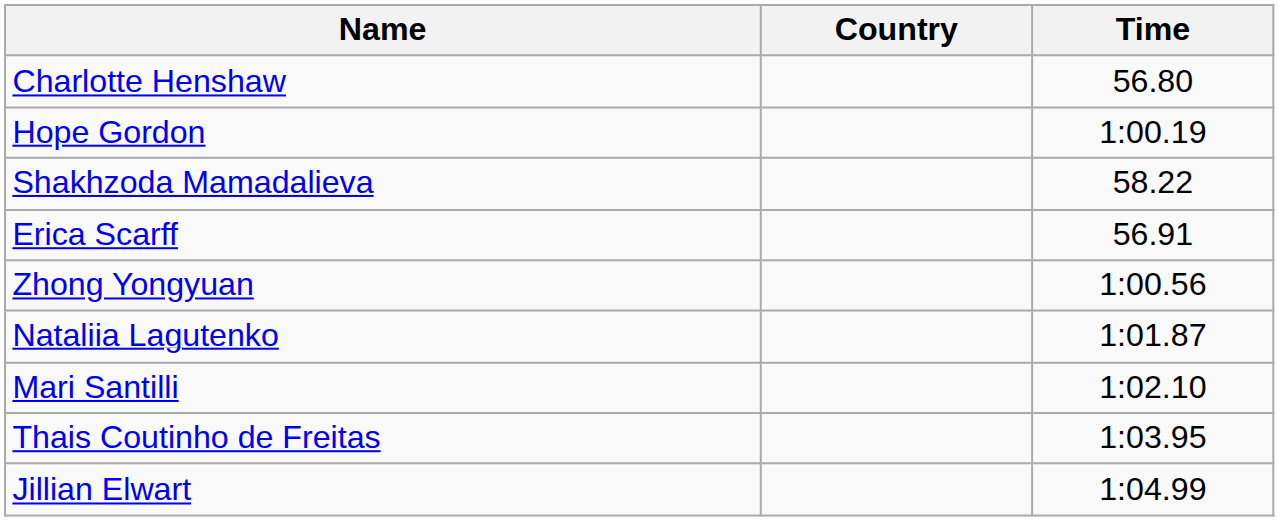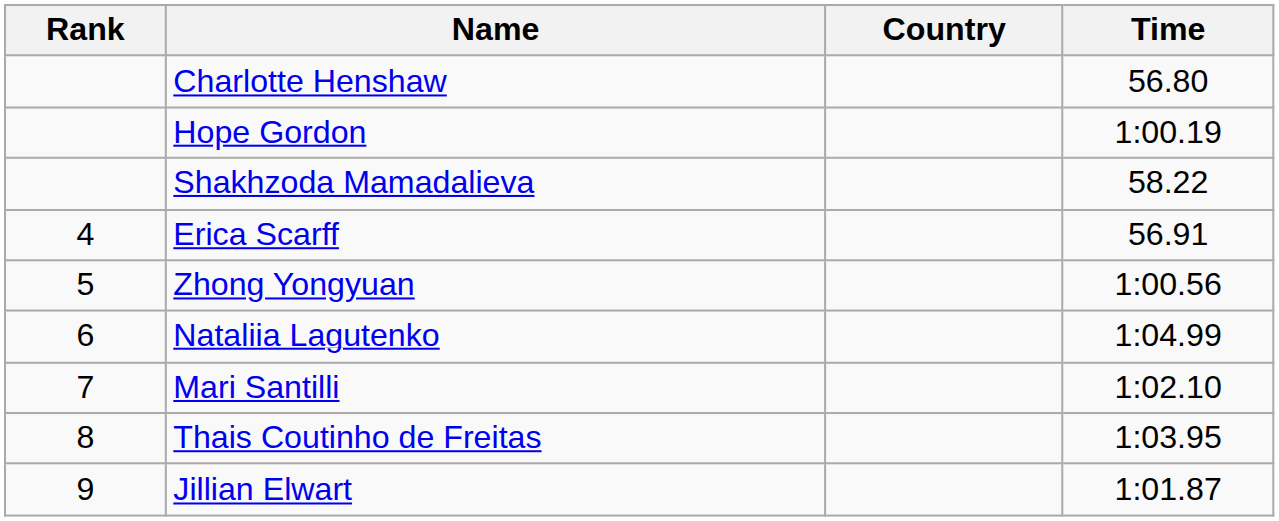+ column: (85, 30)
(1153, 336) 1:01.87 -> (1168, 336) 1:04.99
(1153, 489) 1:04.99 -> (1168, 489) 1:01.87
